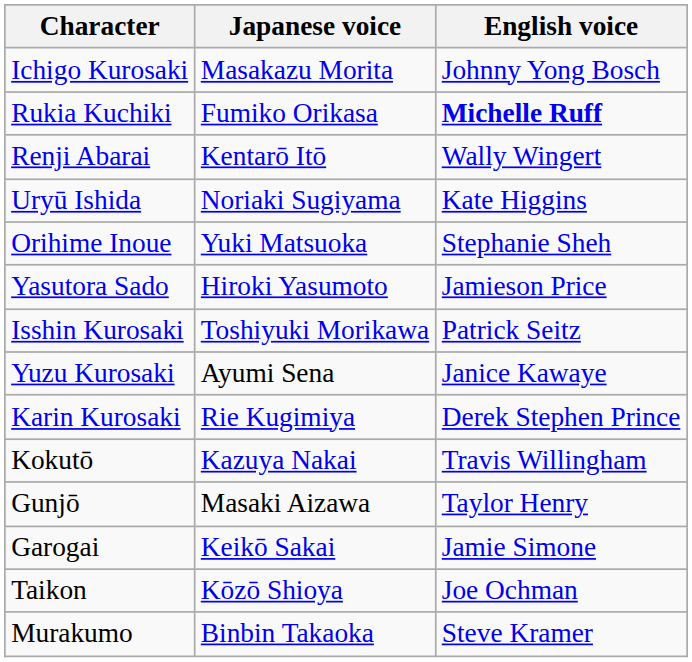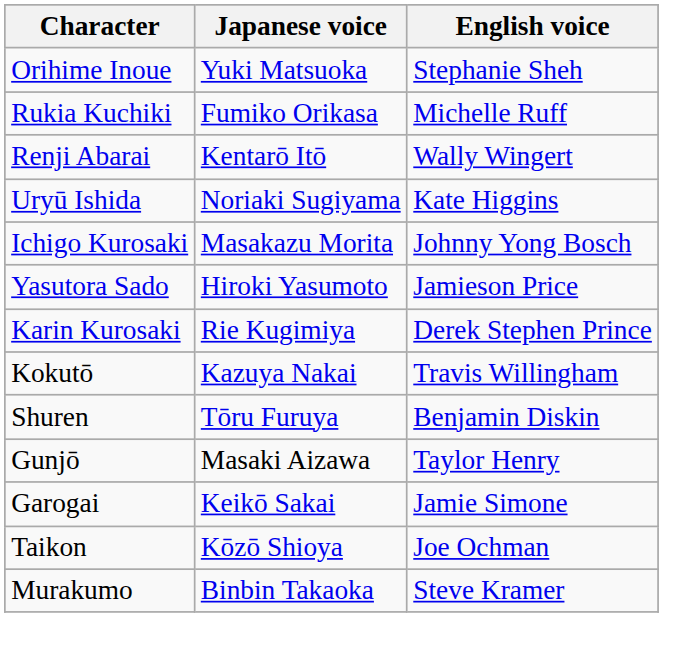rows swapped: (100, 69) <-> (91, 243)
(522, 112) bold -> (490, 112) normal
- row: (97, 329)
- row: (93, 373)
+ row: (50, 416)
